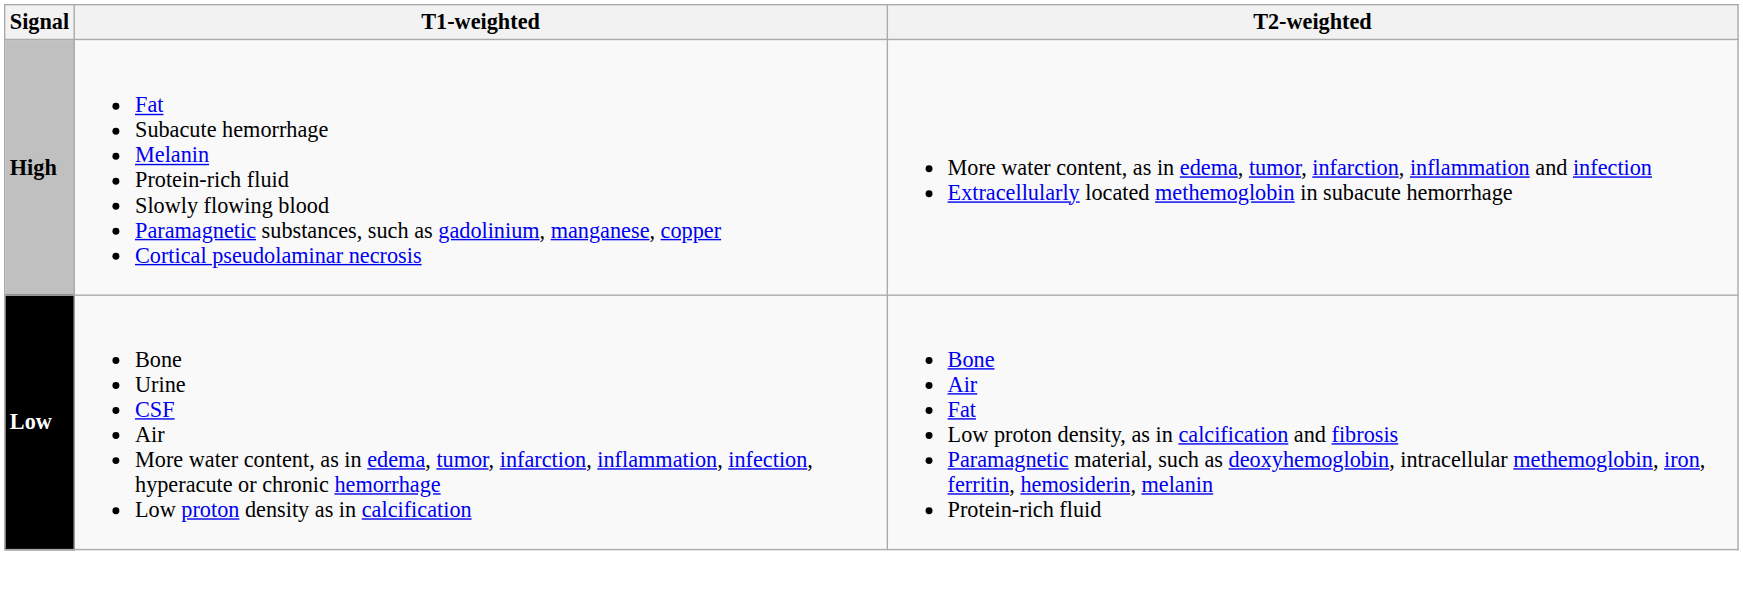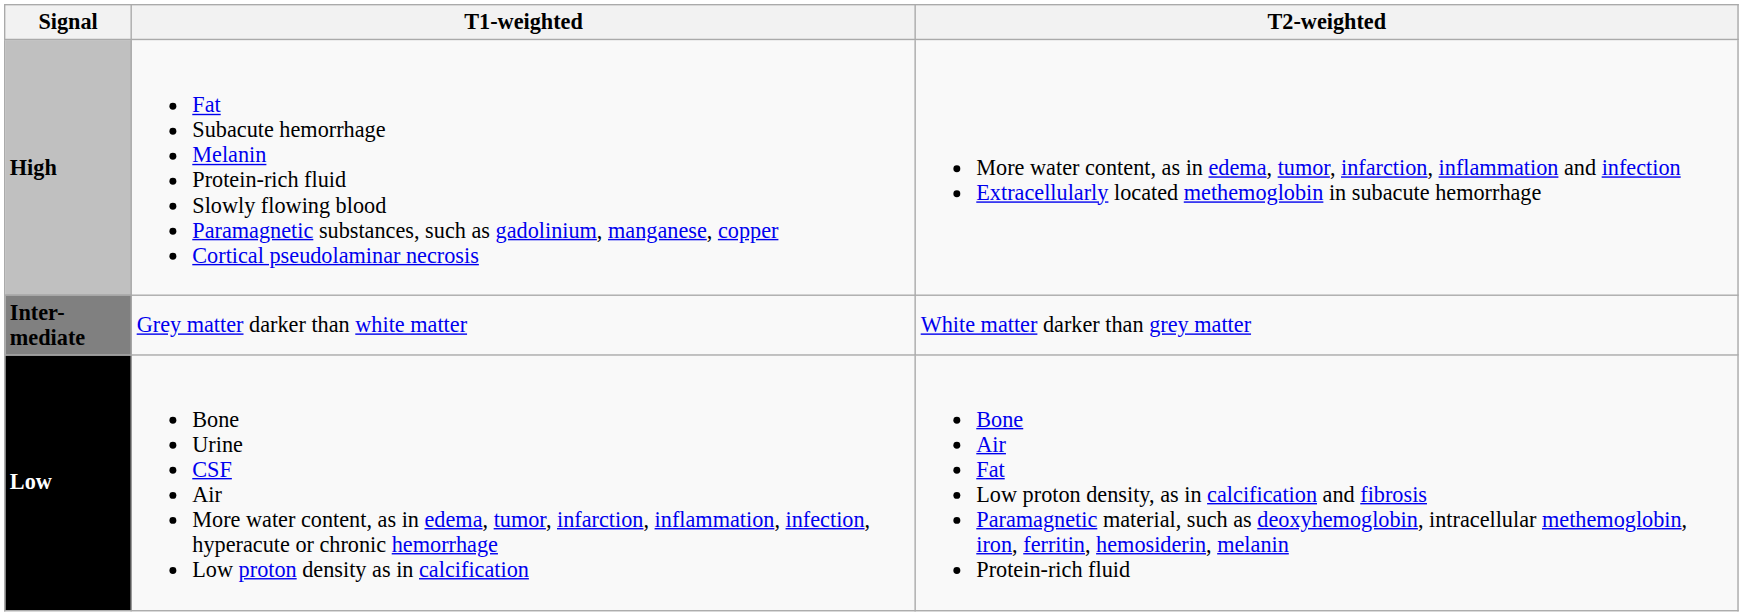+ row: (47, 324)
